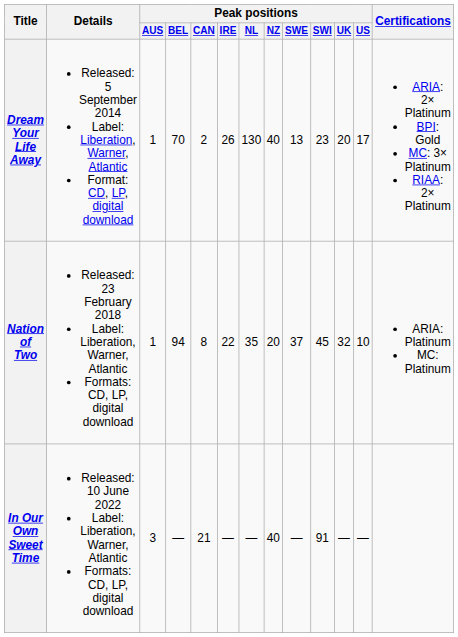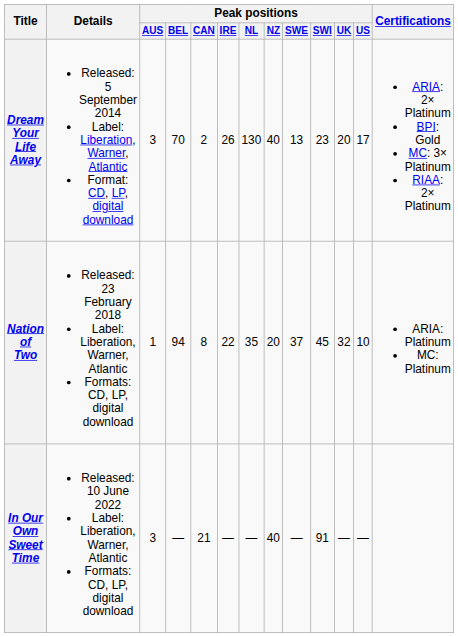(153, 140) 1 -> (153, 140) 3
